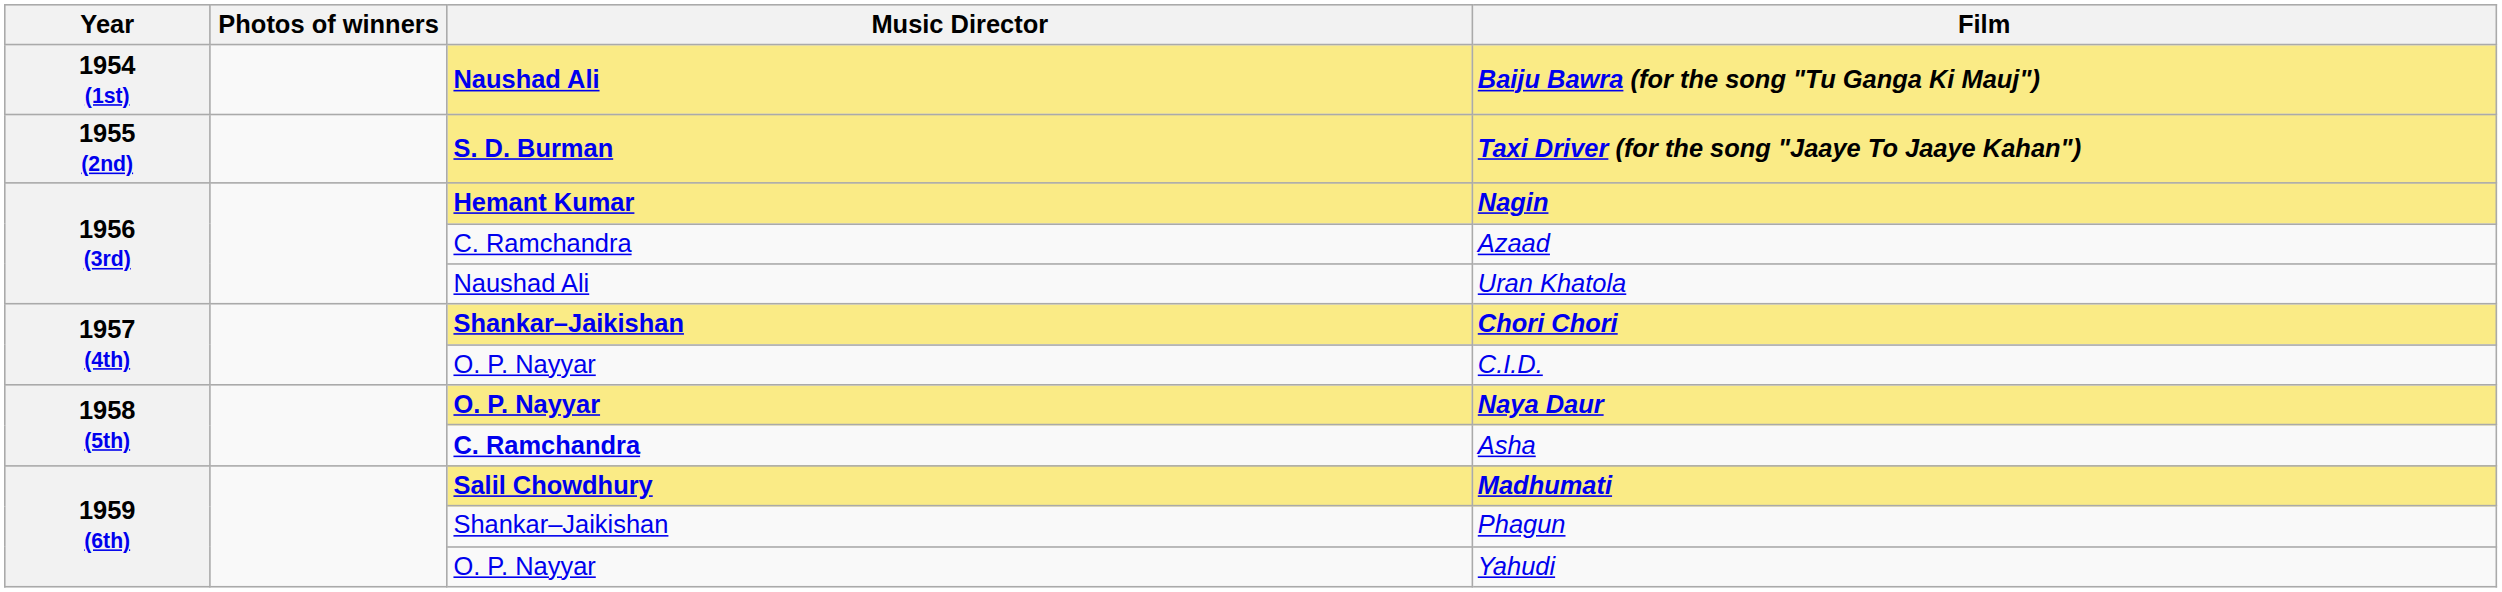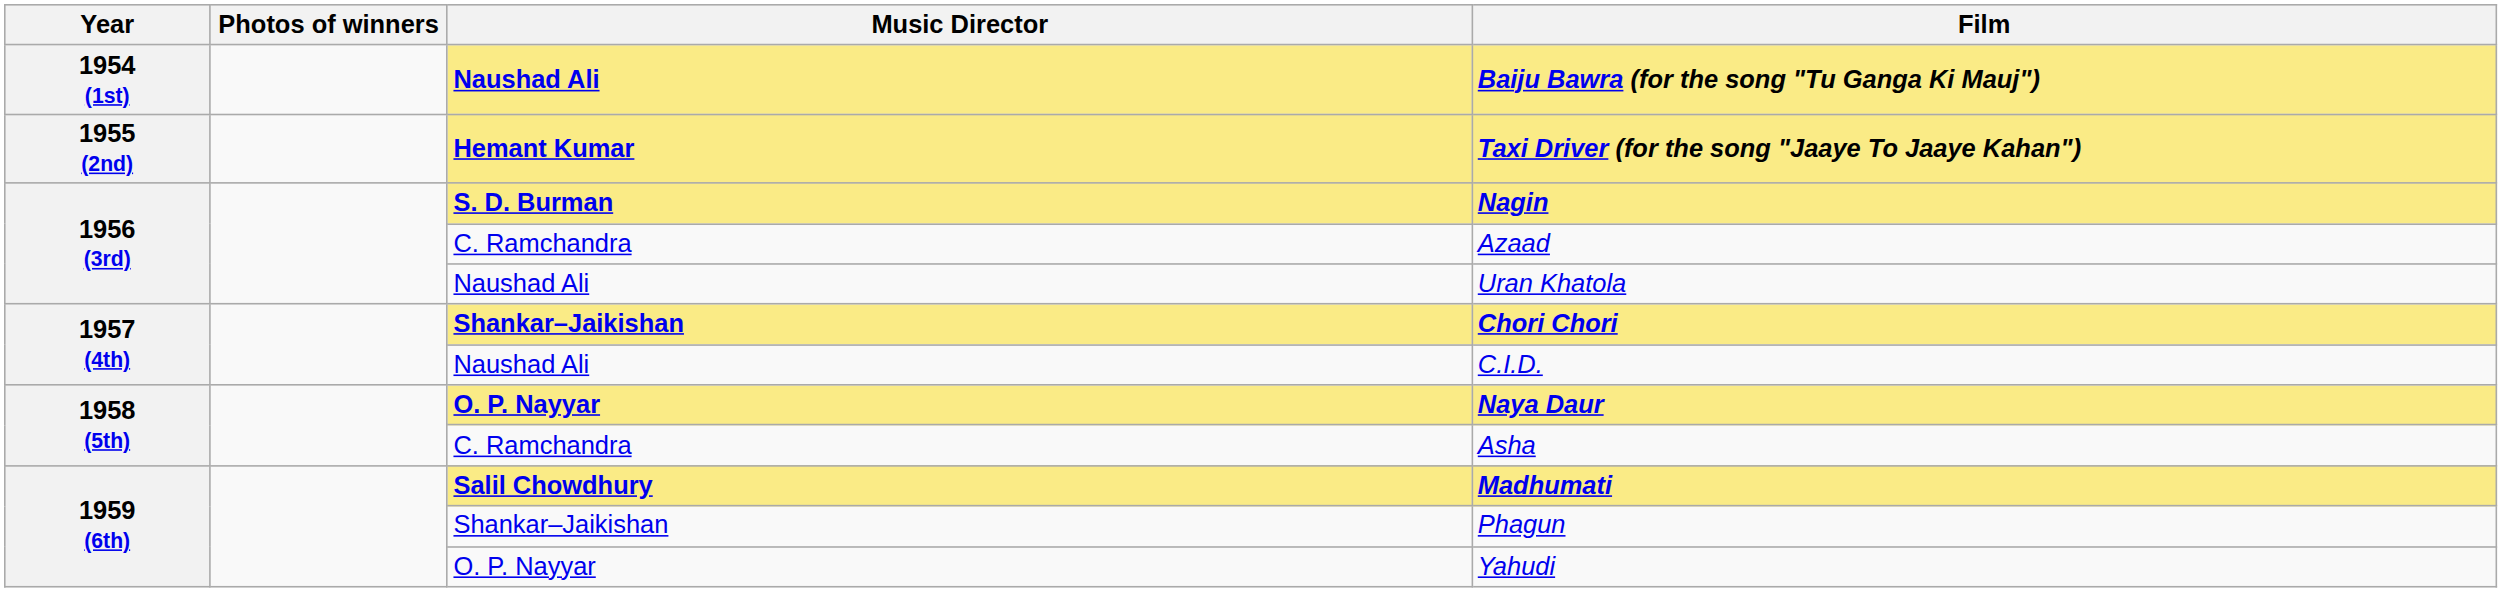(533, 148) S. D. Burman -> (544, 148) Hemant Kumar
(544, 202) Hemant Kumar -> (533, 202) S. D. Burman
(525, 364) O. P. Nayyar -> (521, 364) Naushad Ali
(547, 445) bold -> (543, 445) normal
